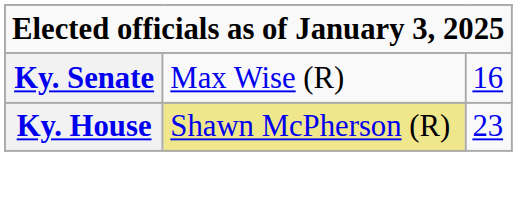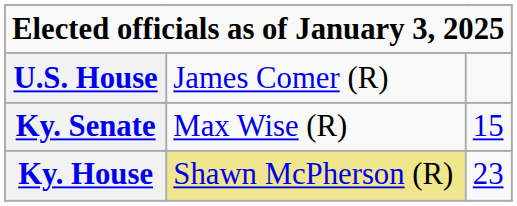+ row: (86, 77)
(488, 77) 16 -> (488, 126) 15
